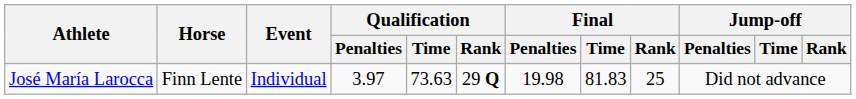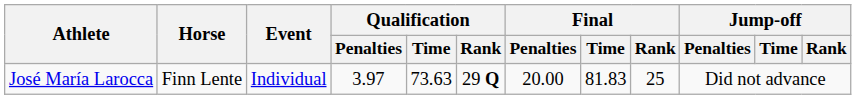(543, 79) 19.98 -> (543, 79) 20.00
